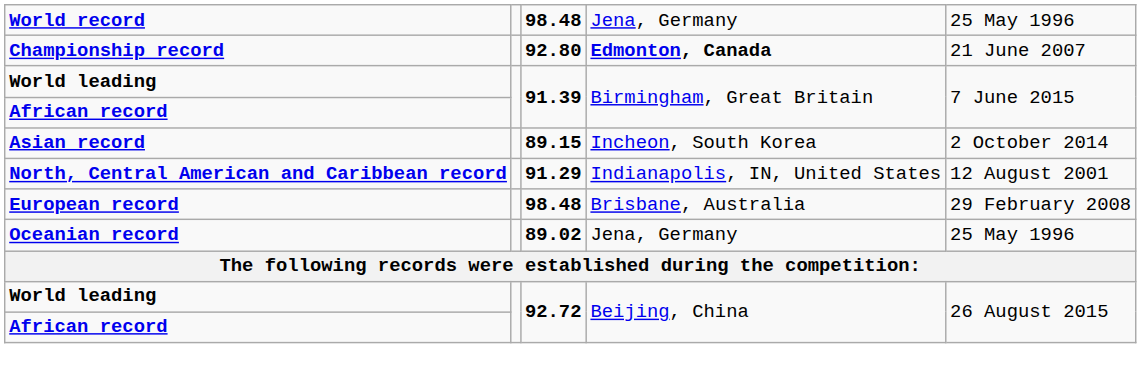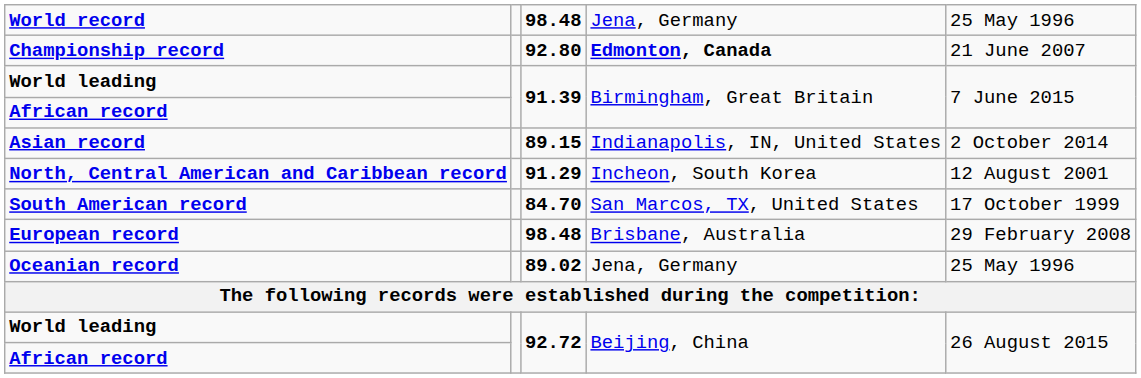(704, 143) Incheon, South Korea -> (766, 143) Indianapolis, IN, United States
(766, 174) Indianapolis, IN, United States -> (704, 174) Incheon, South Korea
+ row: (128, 204)
